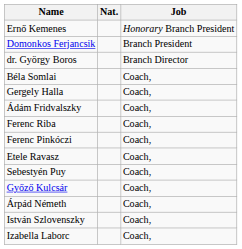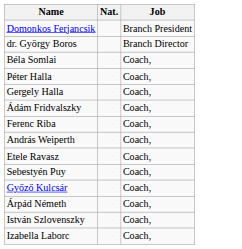- row: (36, 28)
+ row: (29, 76)
- row: (39, 140)
+ row: (41, 140)
